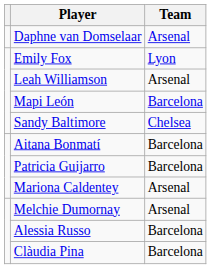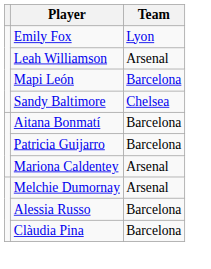- row: (78, 36)
